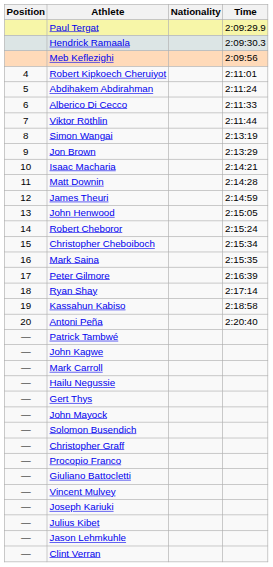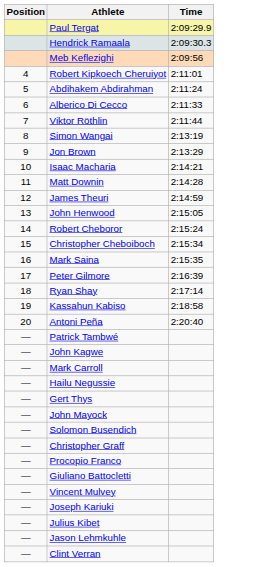- column: (196, 12)
